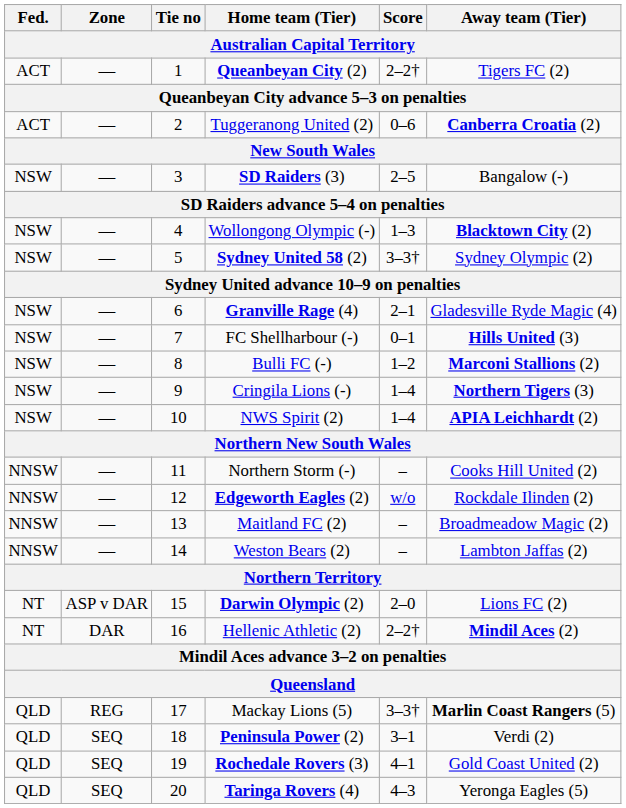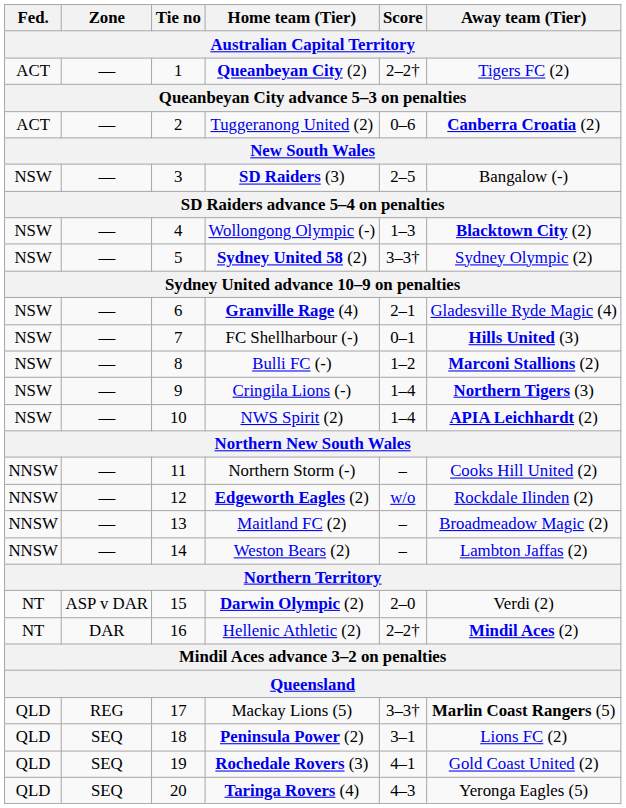(524, 603) Lions FC (2) -> (524, 603) Verdi (2)
(524, 737) Verdi (2) -> (524, 737) Lions FC (2)
